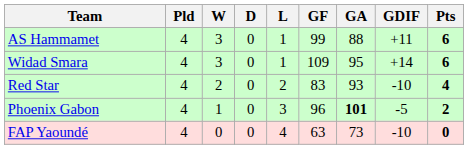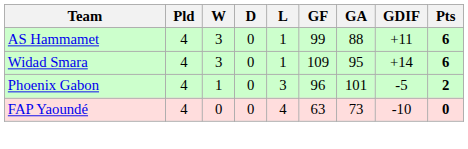- row: (33, 86)
(356, 109) bold -> (356, 86) normal
